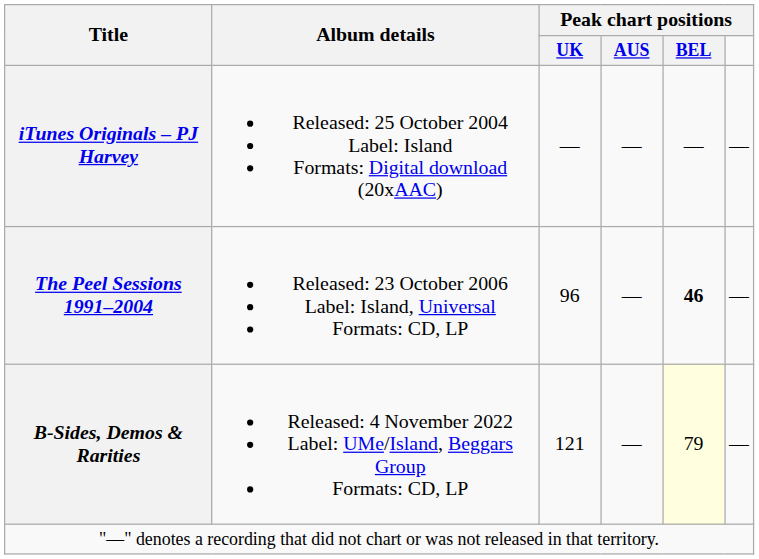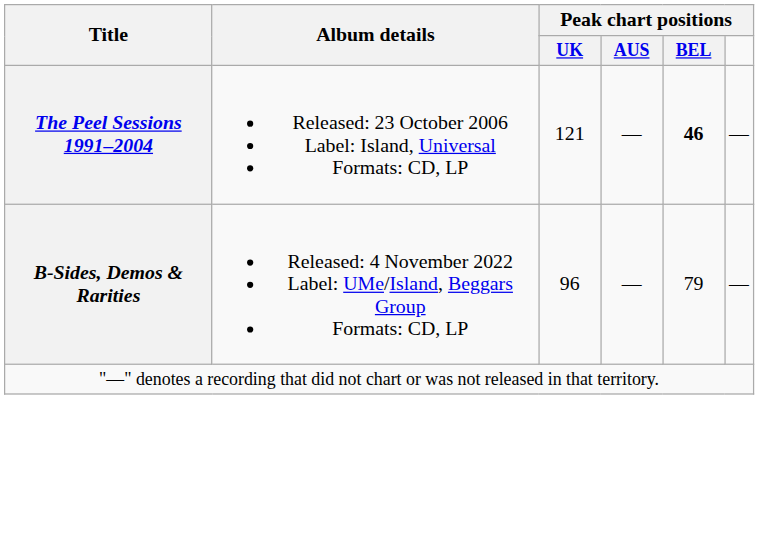- row: (108, 145)
(570, 294) 96 -> (570, 134) 121
(570, 444) 121 -> (570, 283) 96
(694, 444) lightyellow background -> (694, 283) no background
